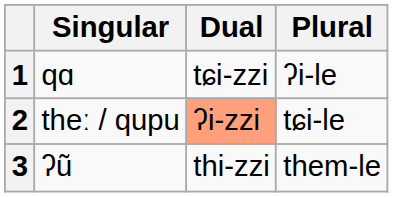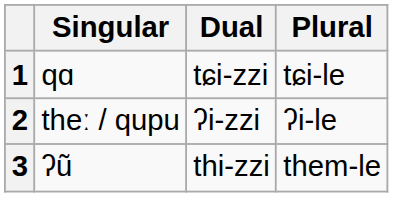(310, 74) ʔi-le -> (314, 74) tɕi-le
(227, 120) lightsalmon background -> (227, 120) no background
(314, 120) tɕi-le -> (310, 120) ʔi-le
